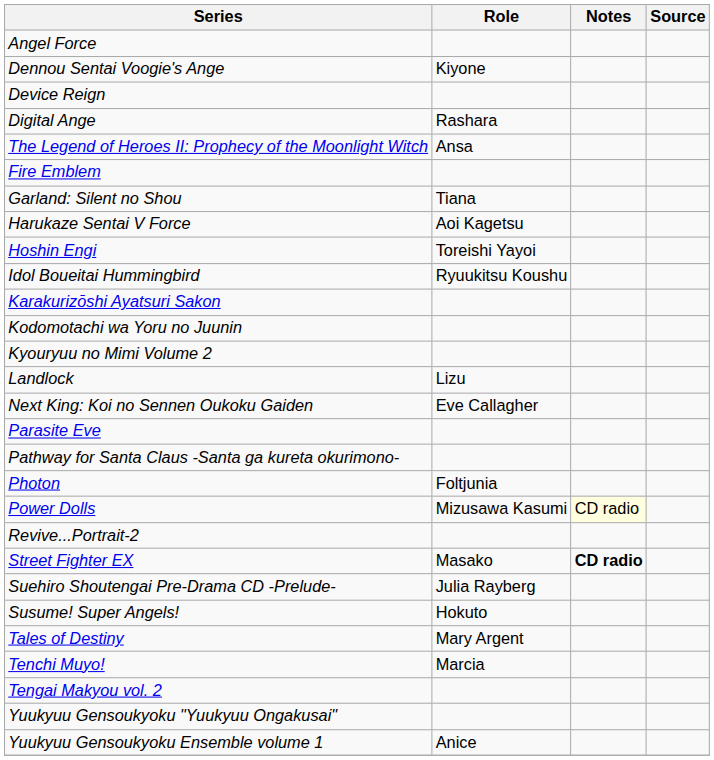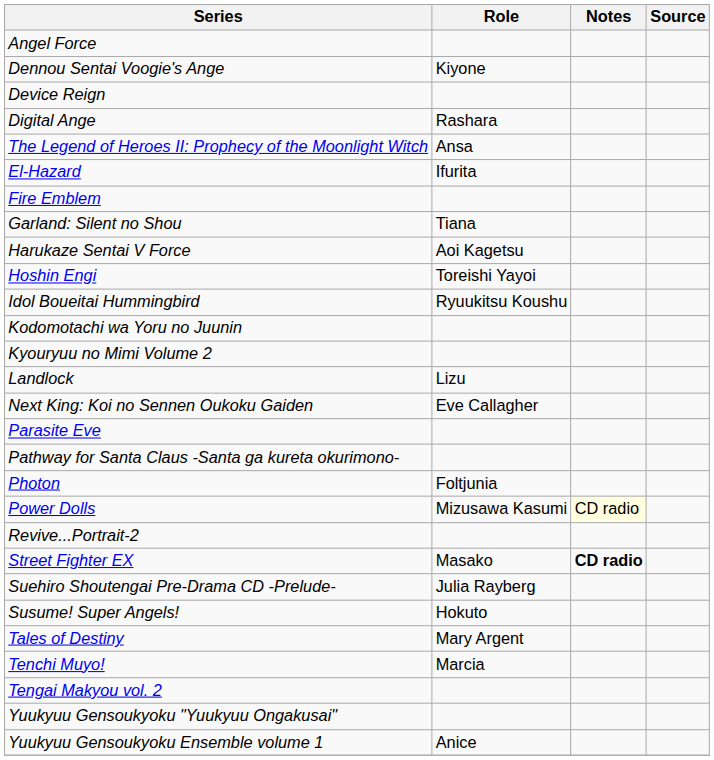+ row: (45, 172)
- row: (114, 302)
